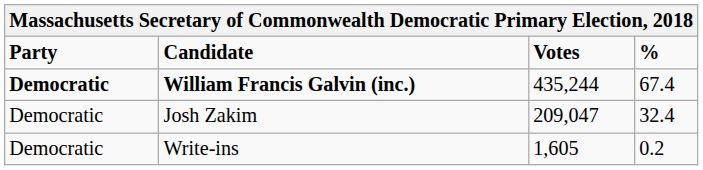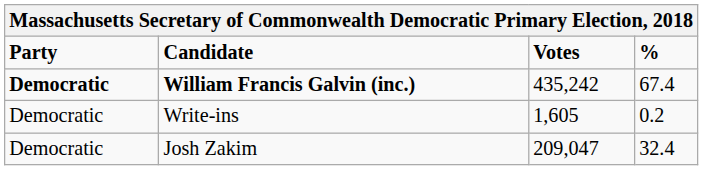(566, 84) 435,244 -> (566, 84) 435,242
rows swapped: (210, 116) <-> (201, 148)
